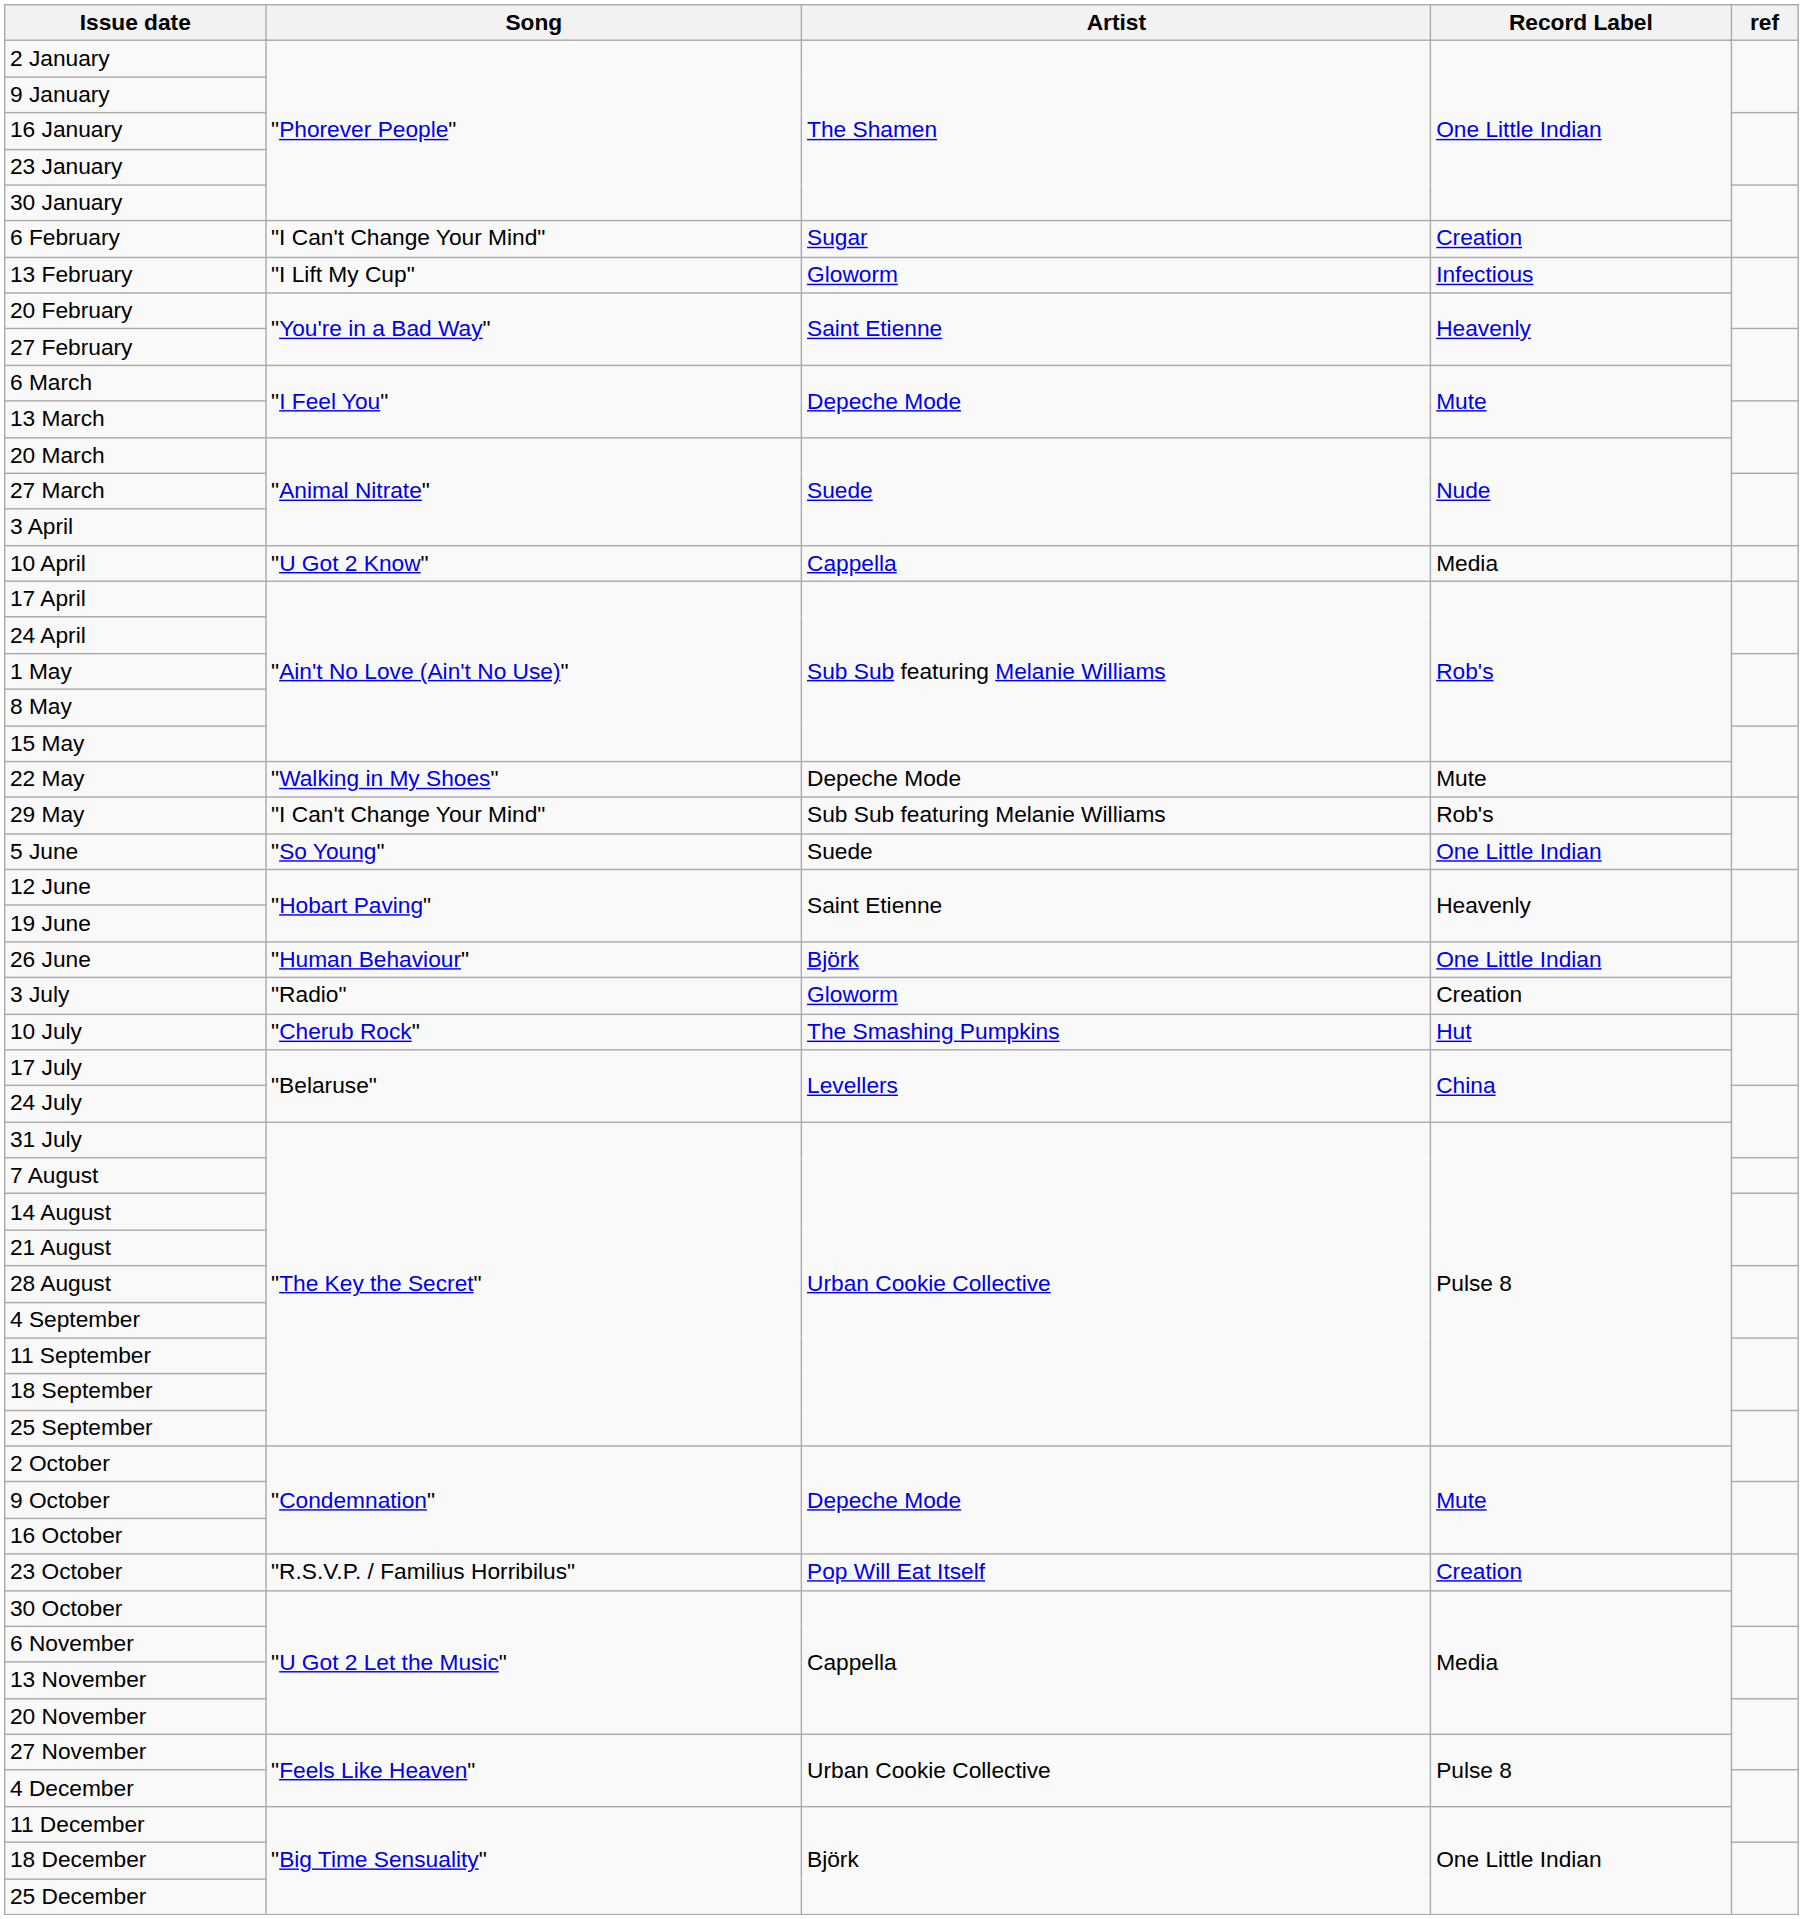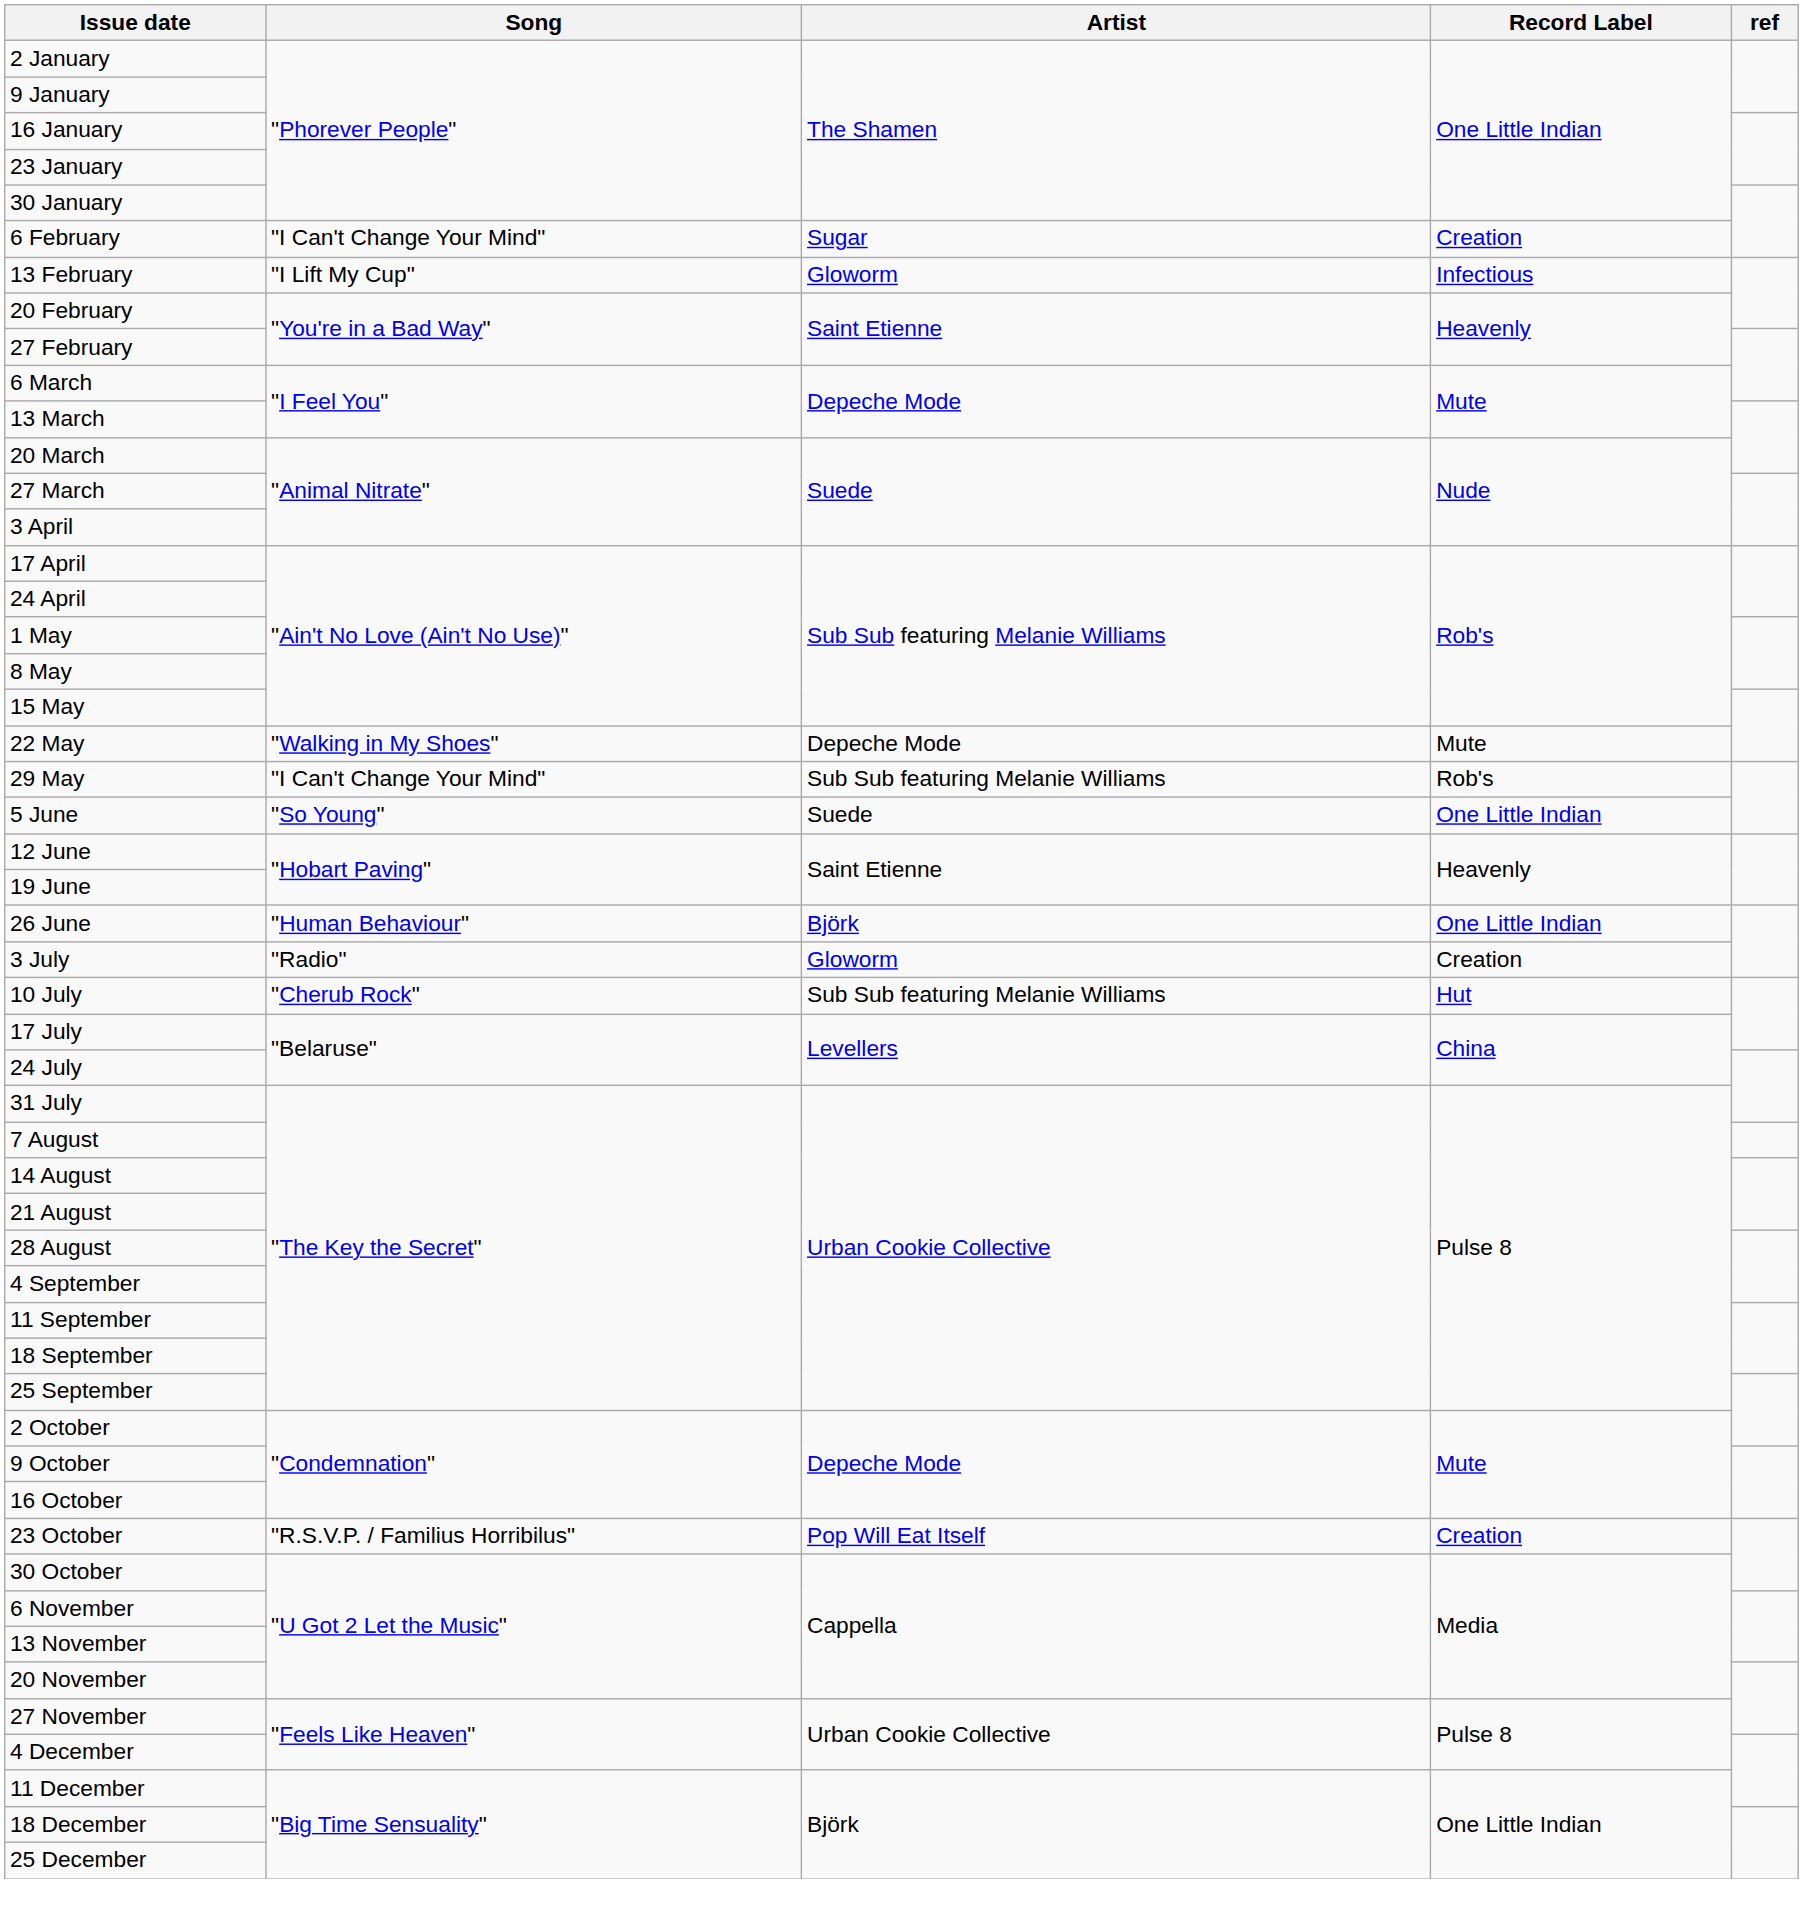- row: (48, 563)
(933, 1031) The Smashing Pumpkins -> (986, 995) Sub Sub featuring Melanie Williams
